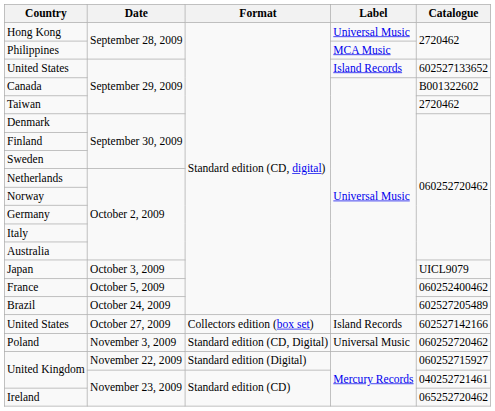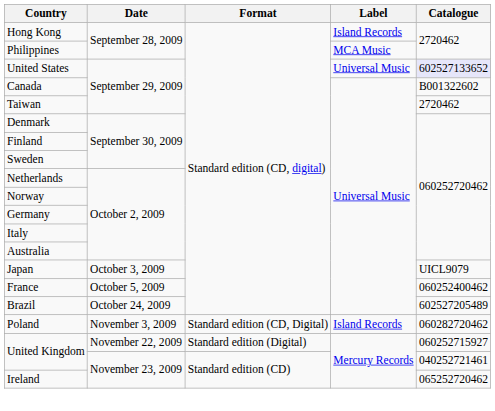(372, 31) Universal Music -> (368, 31) Island Records
(368, 68) Island Records -> (372, 68) Universal Music
(453, 68) no background -> (453, 68) lavender background
- row: (38, 324)
(372, 342) Universal Music -> (368, 324) Island Records
(453, 342) 060252720462 -> (453, 324) 060282720462
